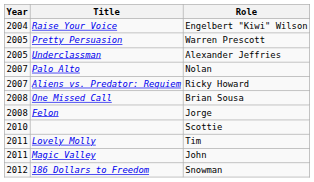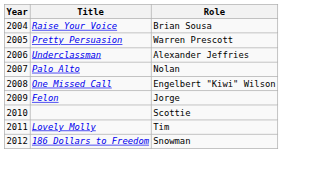(246, 26) Engelbert "Kiwi" Wilson -> (183, 26) Brian Sousa
(17, 55) 2005 -> (17, 55) 2006
- row: (106, 84)
(214, 98) Brian Sousa -> (214, 84) Engelbert "Kiwi" Wilson
(17, 112) 2008 -> (17, 98) 2009
- row: (64, 156)
